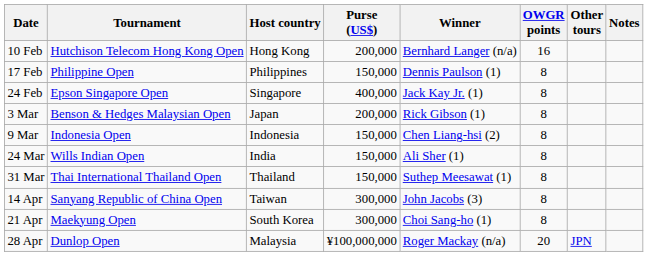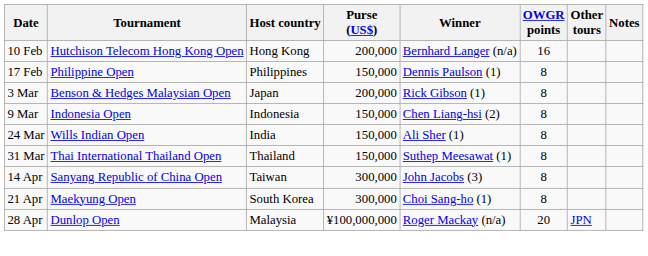- row: (25, 93)
